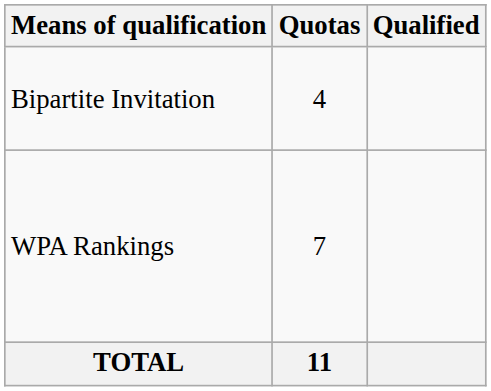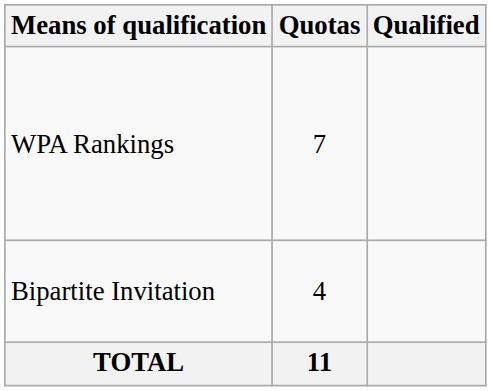rows swapped: (93, 245) <-> (113, 98)
